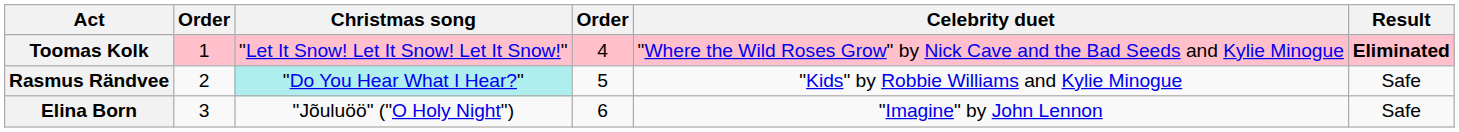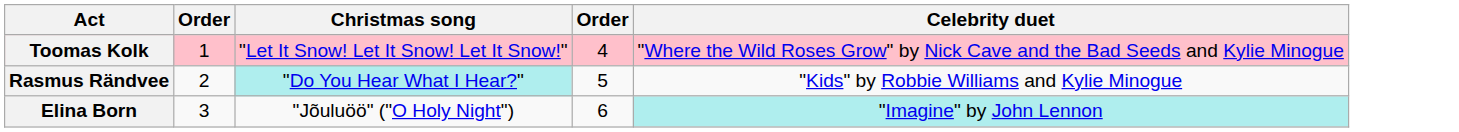- column: (1401, 19)
(991, 111) no background -> (991, 111) paleturquoise background
